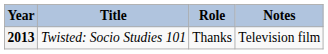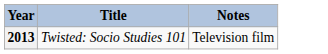- column: (212, 15)
